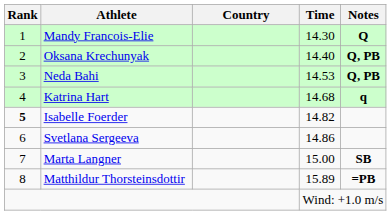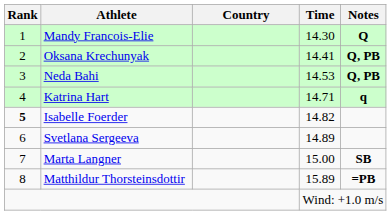(320, 55) 14.40 -> (320, 55) 14.41
(320, 96) 14.68 -> (320, 96) 14.71
(320, 138) 14.86 -> (320, 138) 14.89
